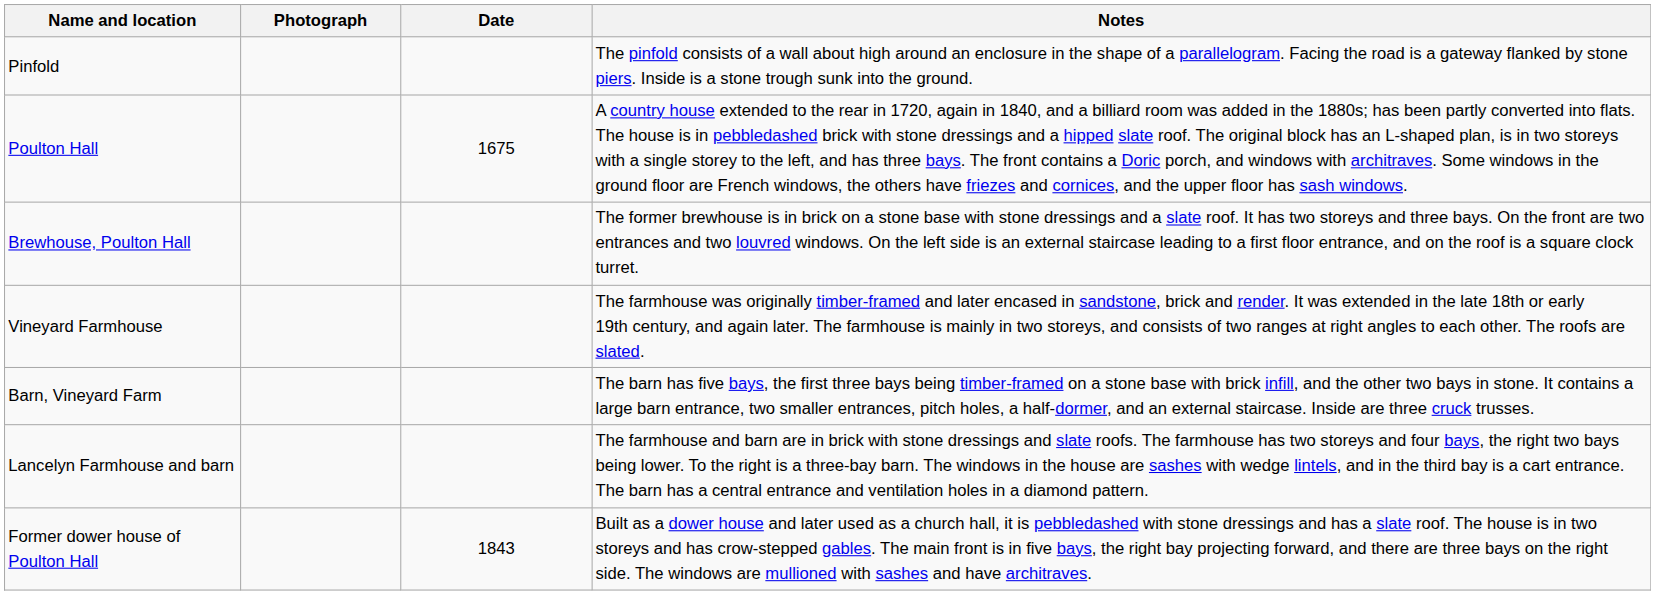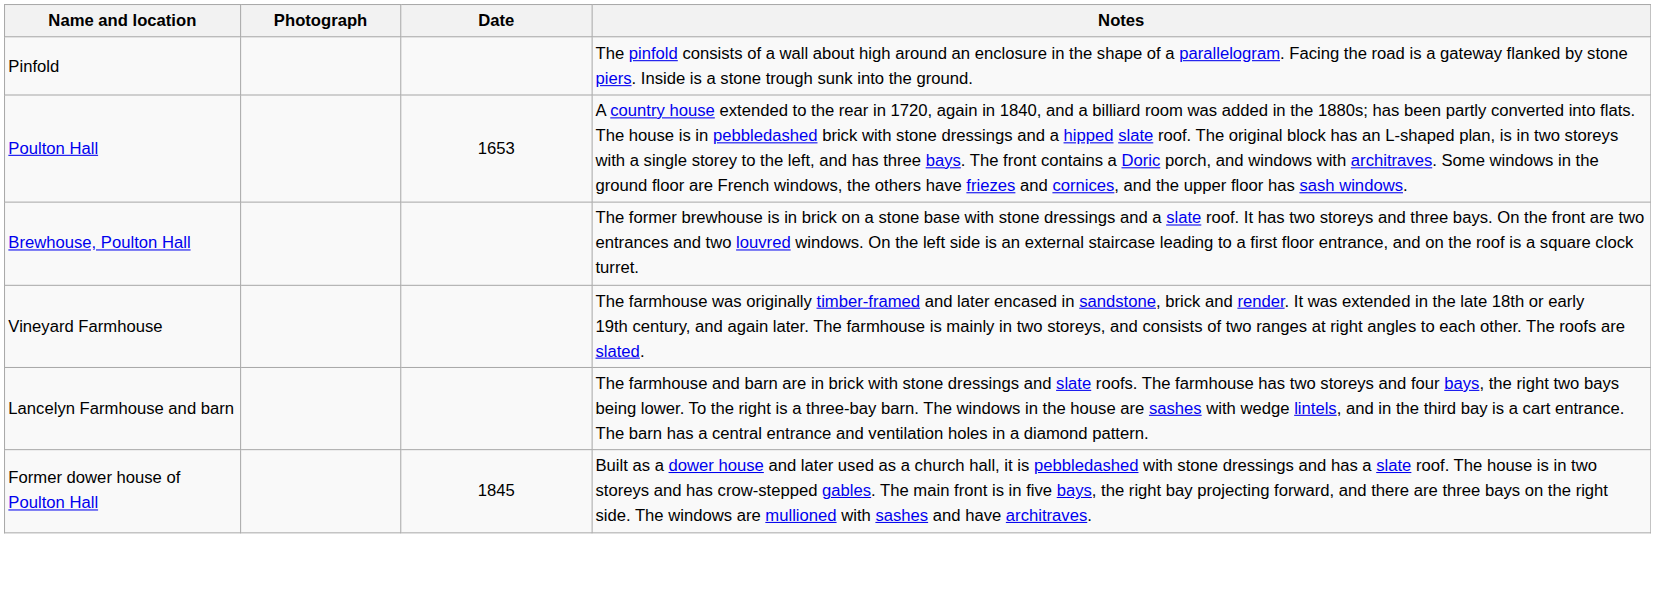(496, 148) 1675 -> (496, 148) 1653
- row: (85, 396)
(496, 548) 1843 -> (496, 491) 1845
